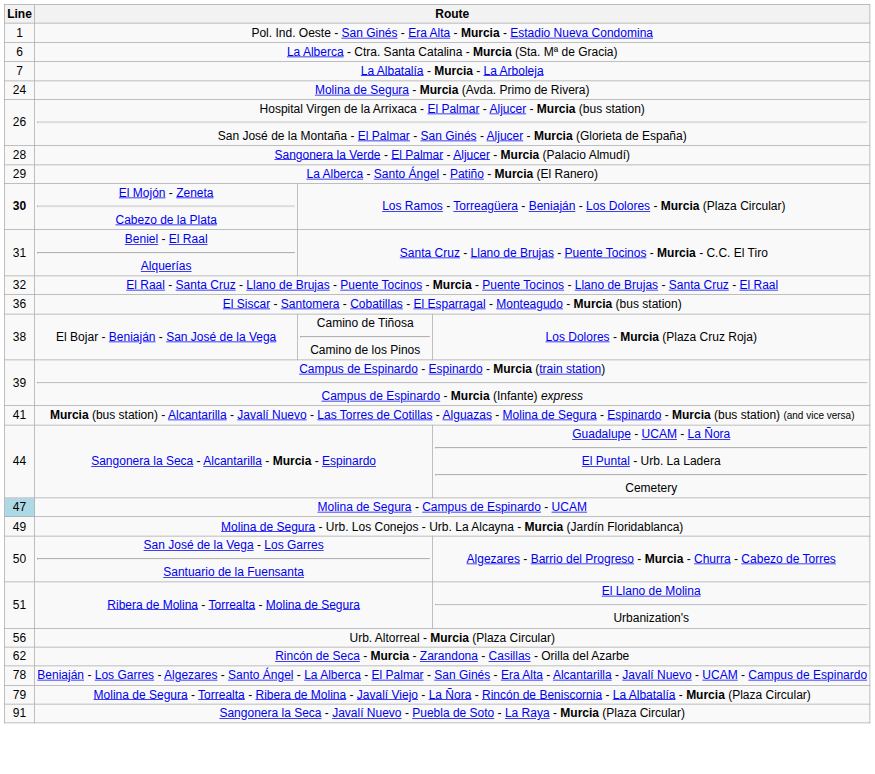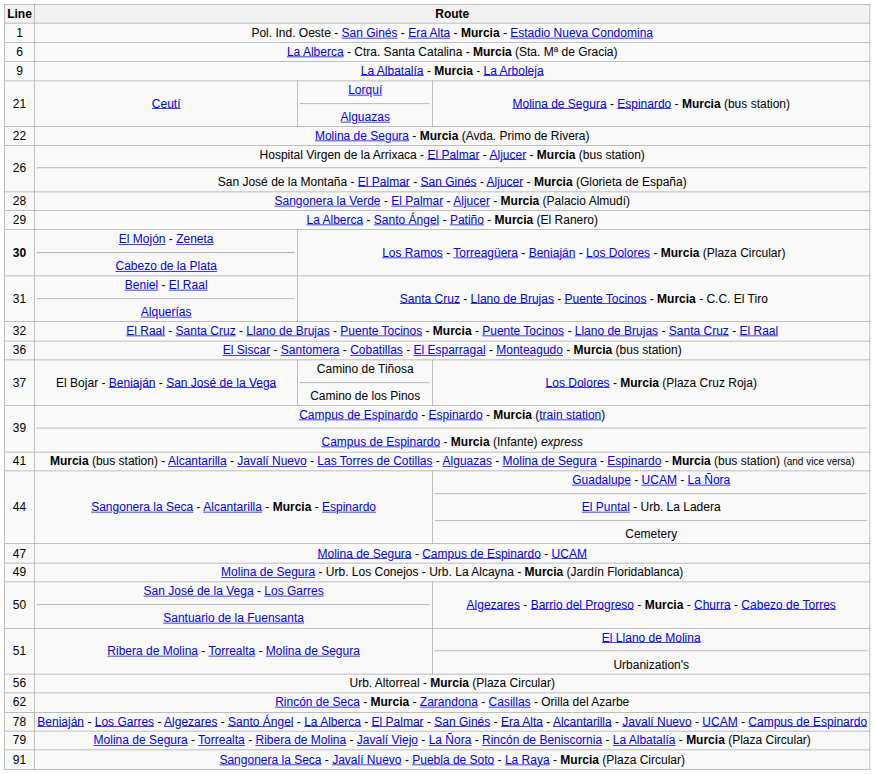(19, 71) 7 -> (19, 71) 9
+ row: (166, 103)
(19, 90) 24 -> (19, 136) 22
(19, 336) 38 -> (19, 382) 37
(19, 507) lightblue background -> (19, 553) no background
